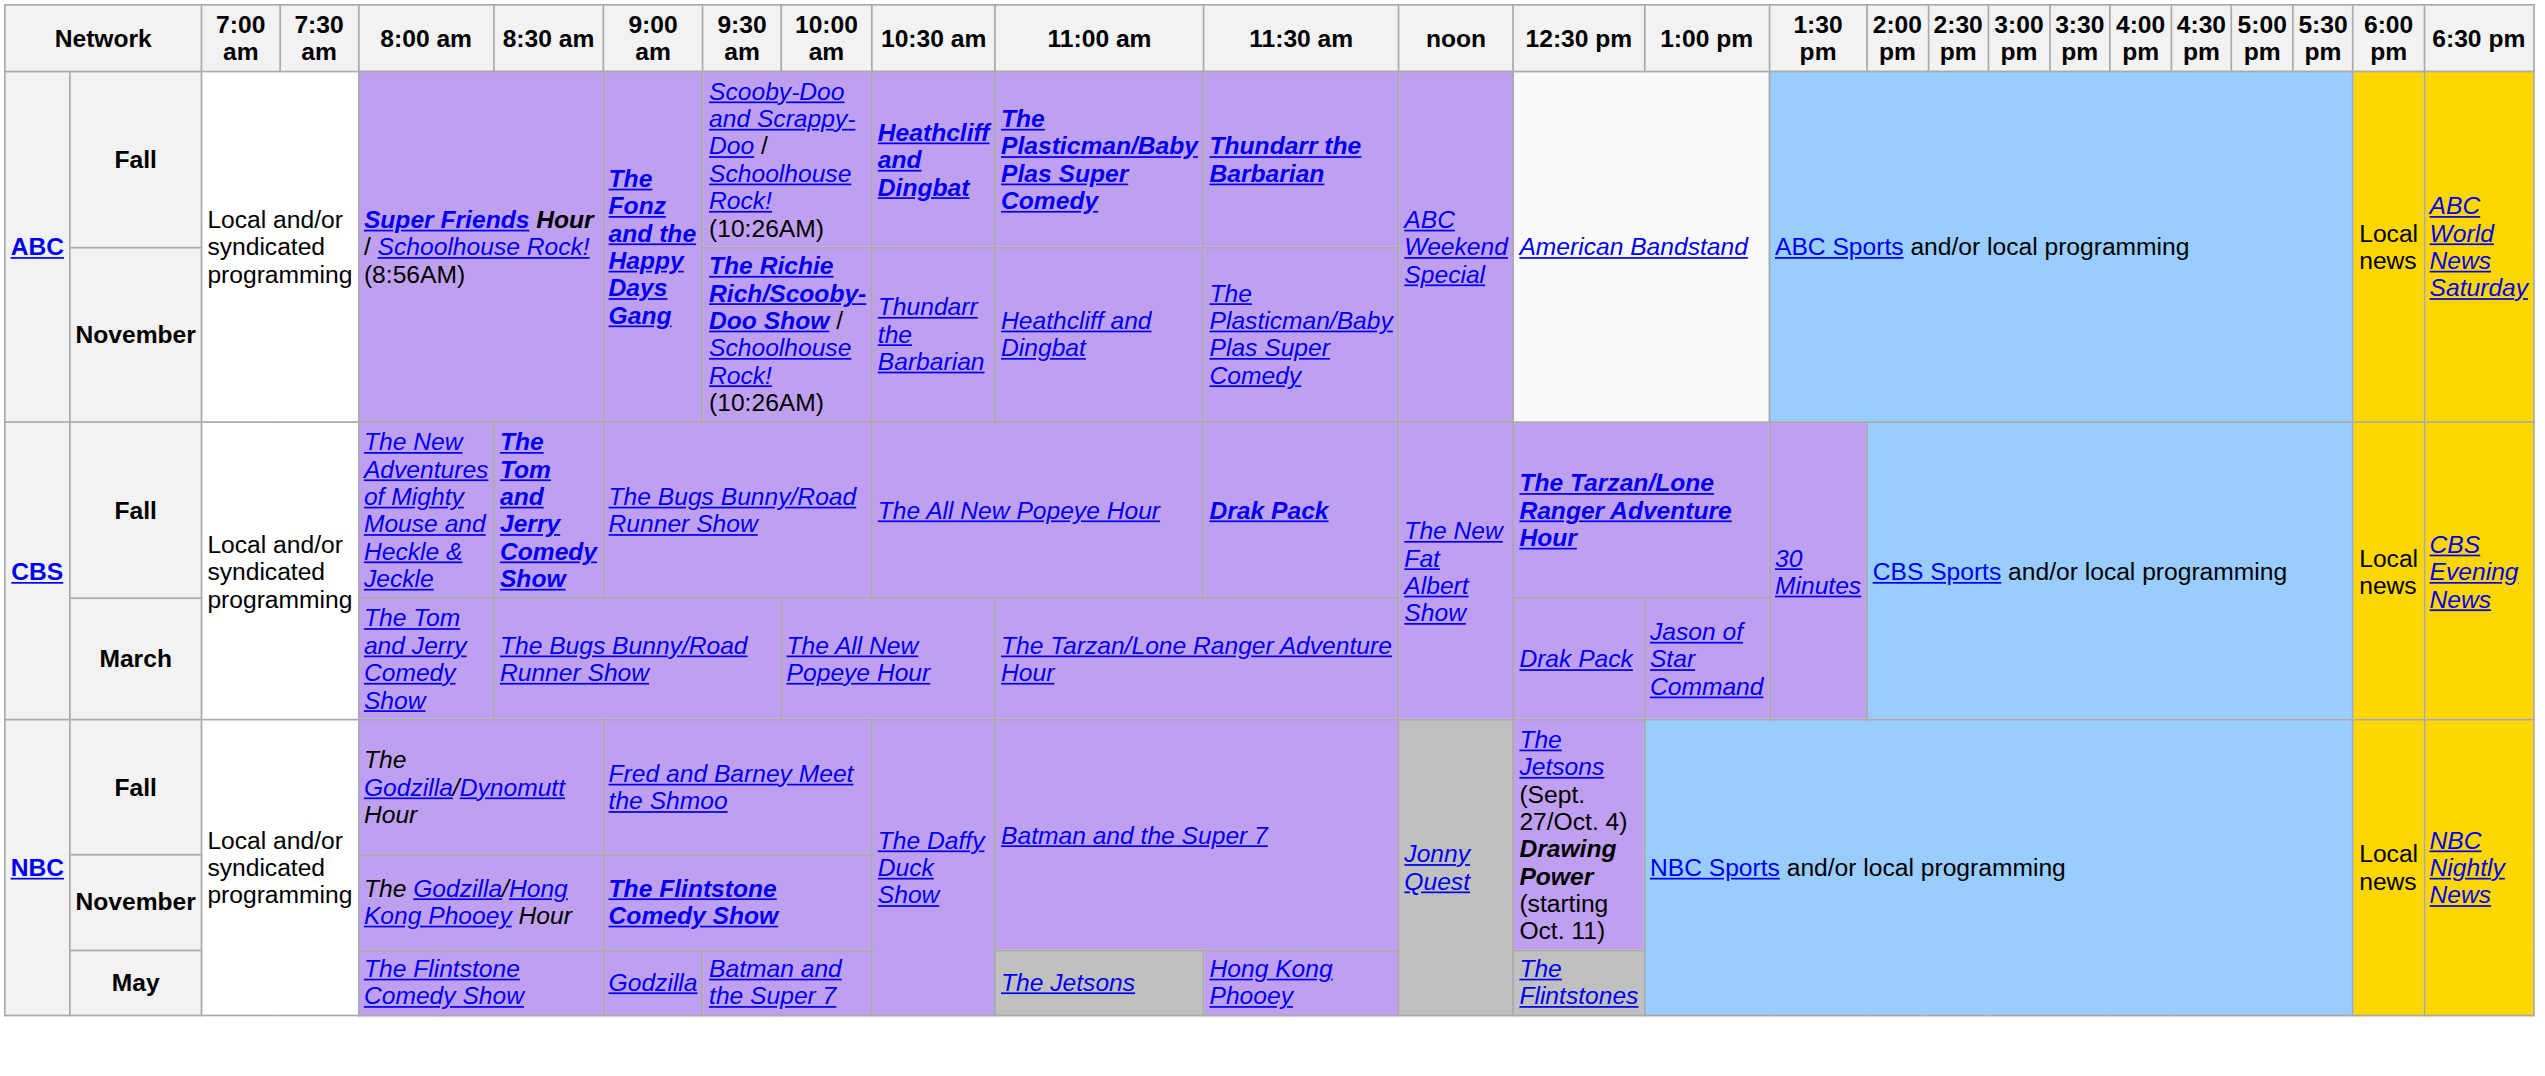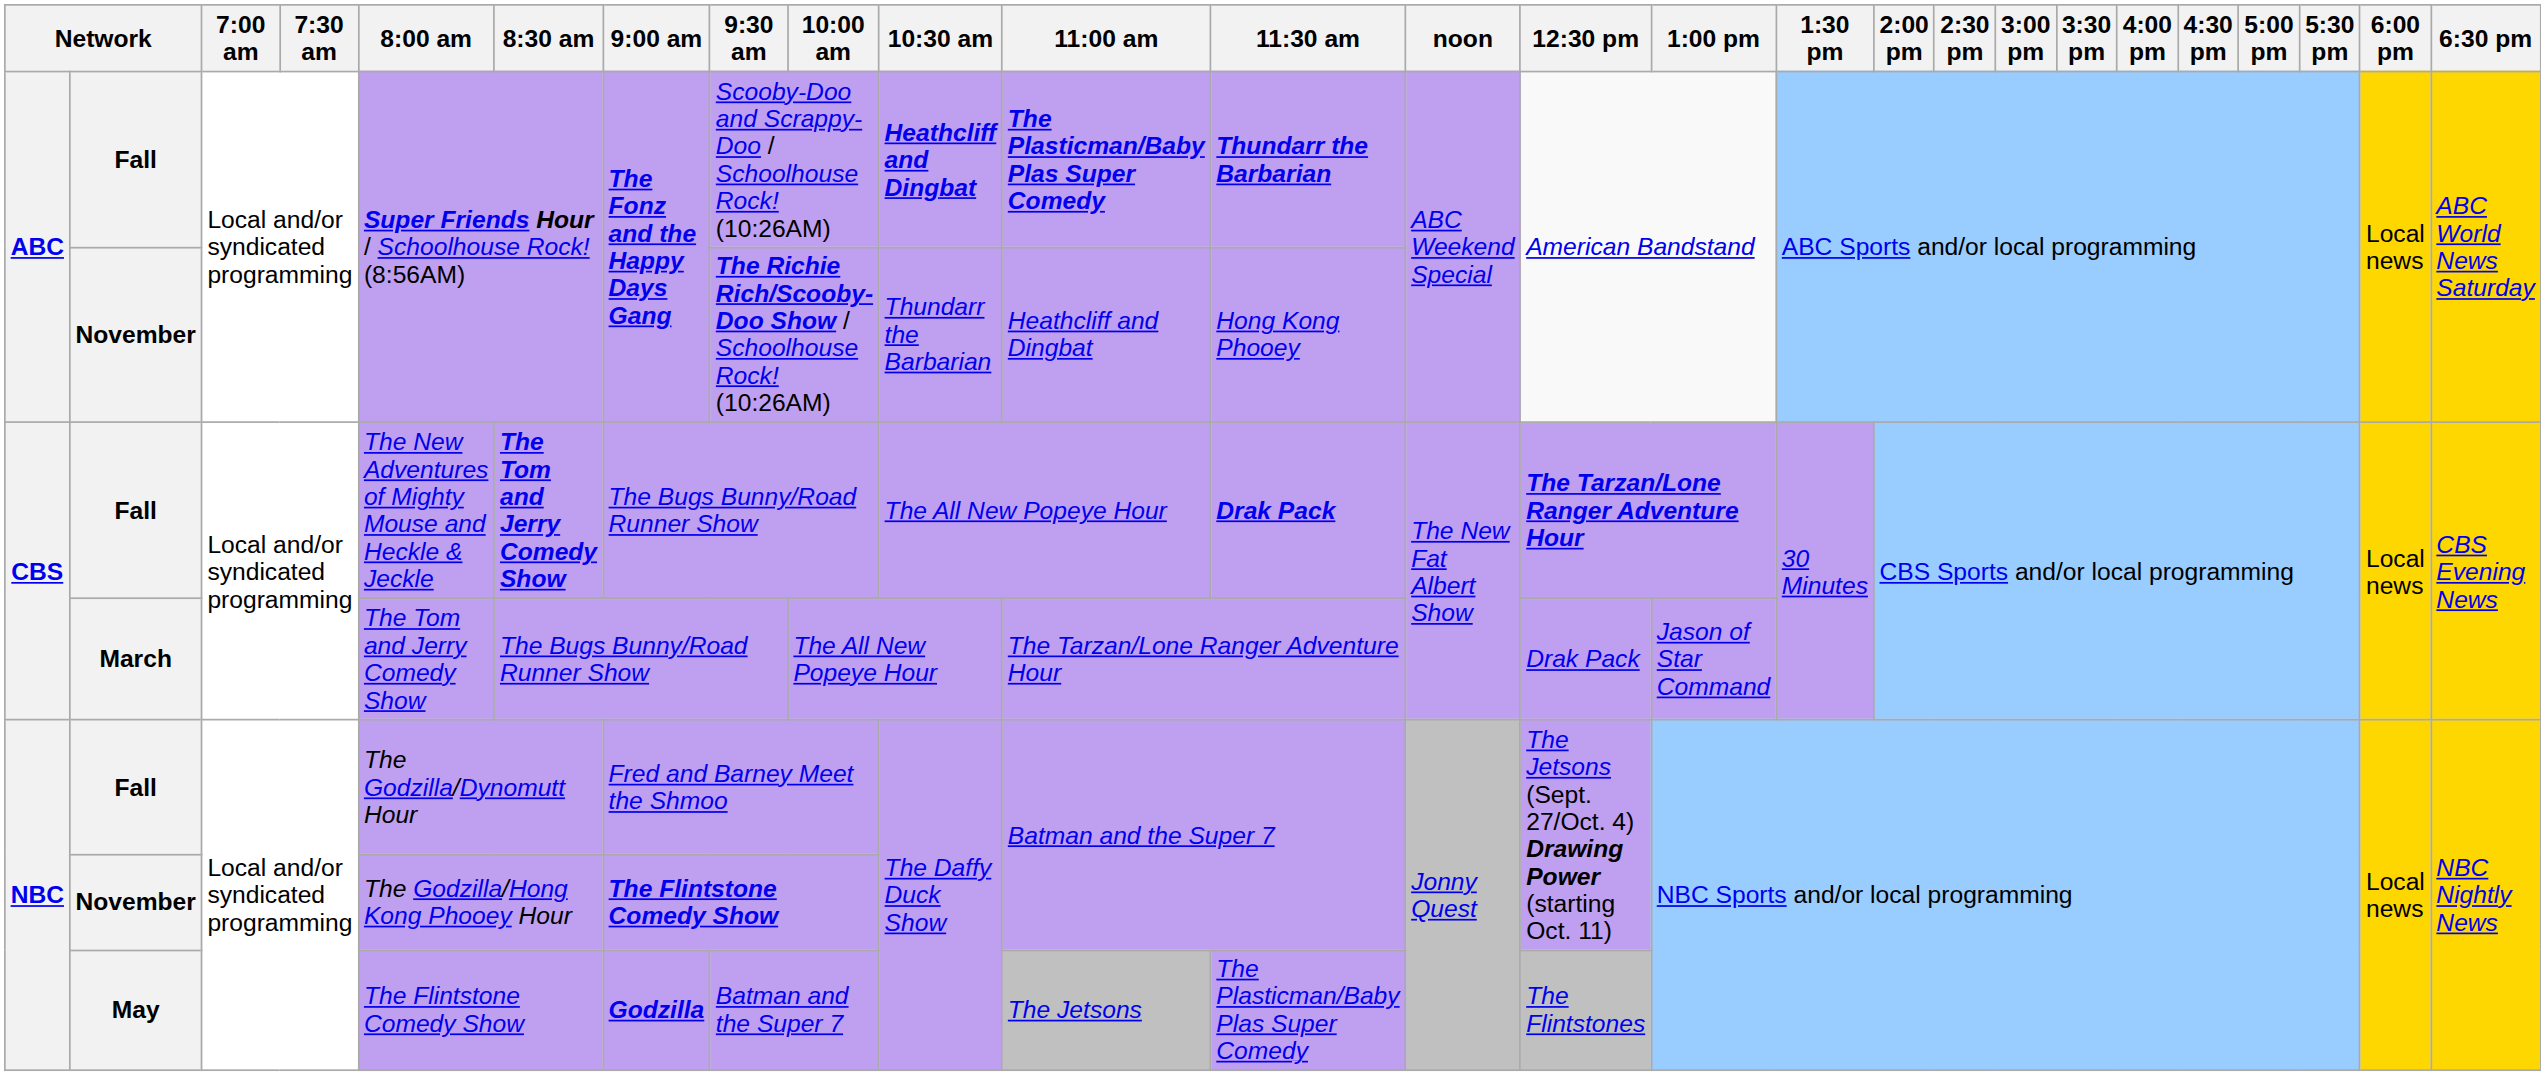(1301, 335) The Plasticman/Baby Plas Super Comedy -> (1278, 335) Hong Kong Phooey
(653, 983) normal -> (656, 1011) bold
(1271, 983) Hong Kong Phooey -> (1308, 1011) The Plasticman/Baby Plas Super Comedy
